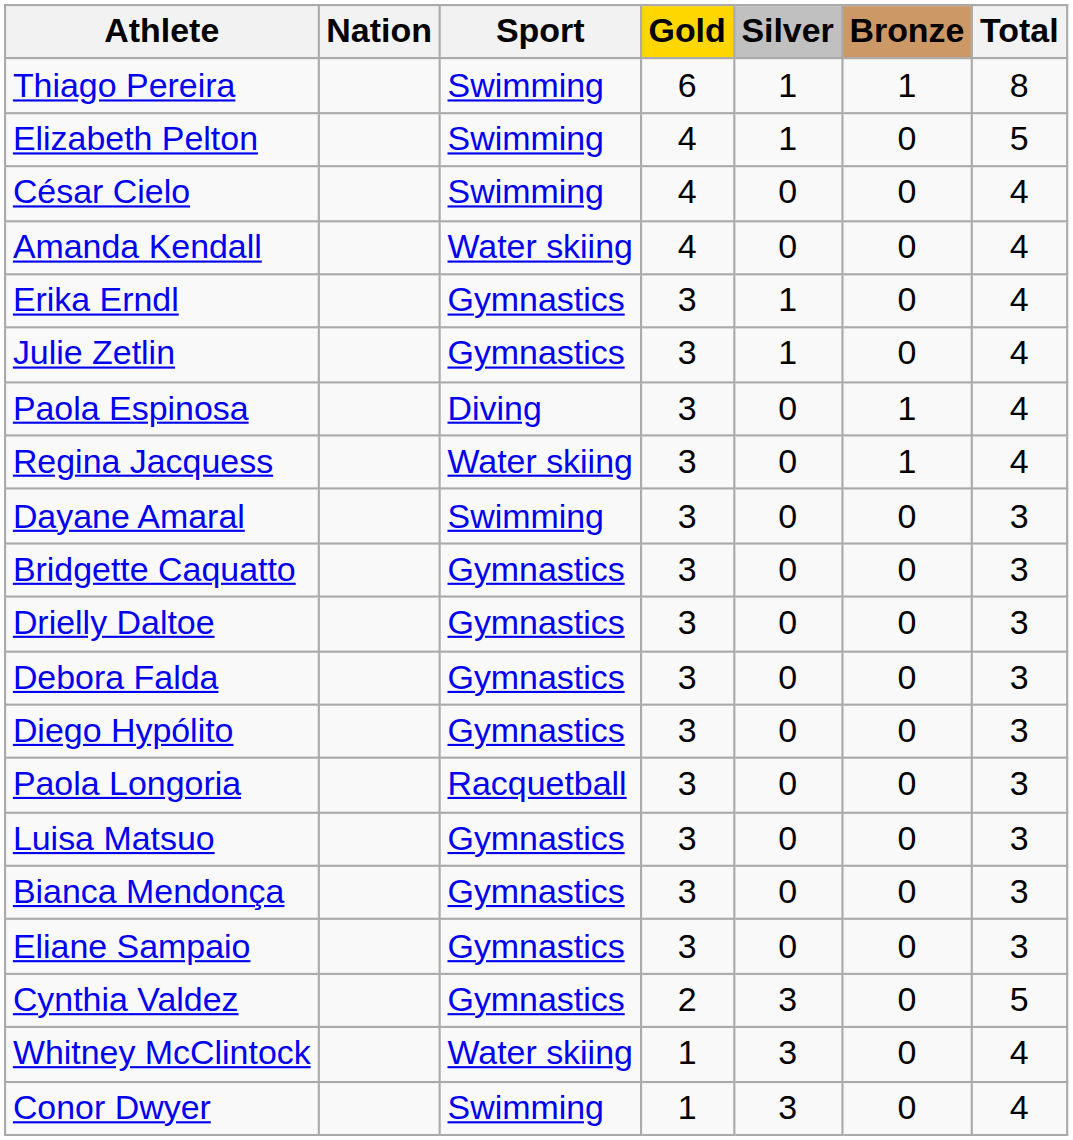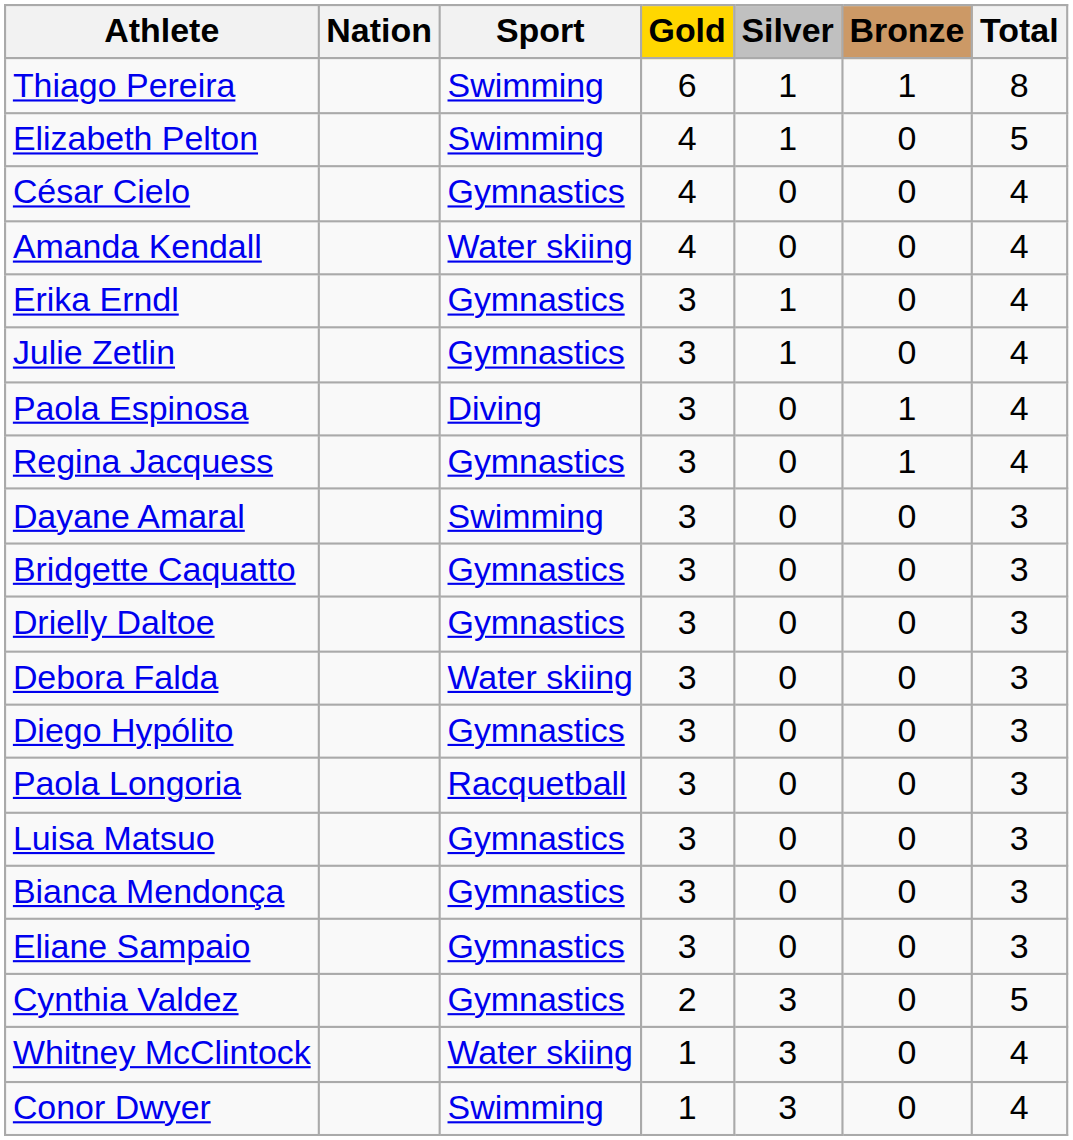(526, 192) Swimming -> (536, 192) Gymnastics
(540, 461) Water skiing -> (536, 461) Gymnastics
(536, 676) Gymnastics -> (540, 676) Water skiing
